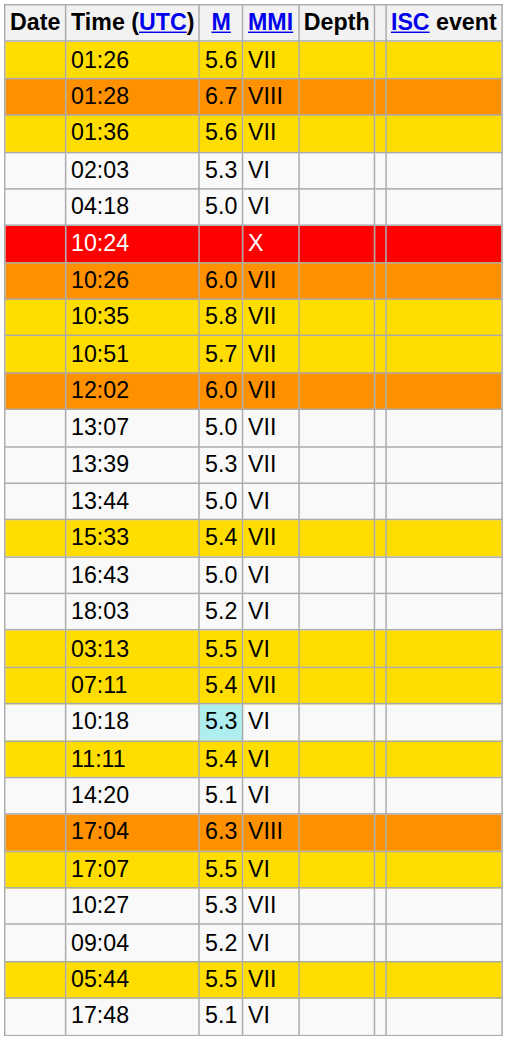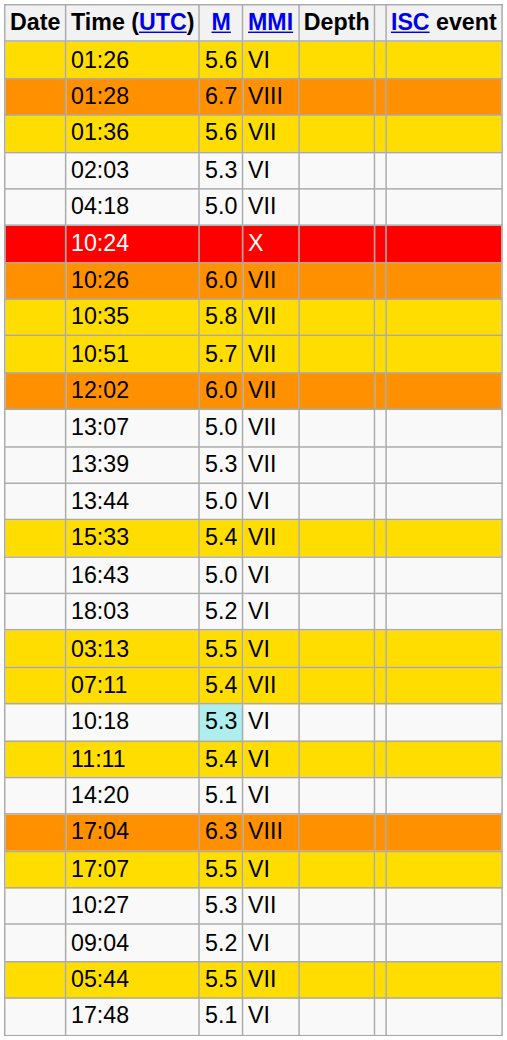(262, 59) VII -> (259, 59) VI
(259, 206) VI -> (262, 206) VII
